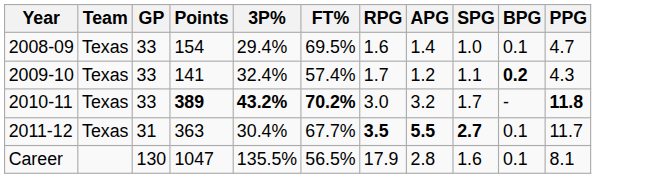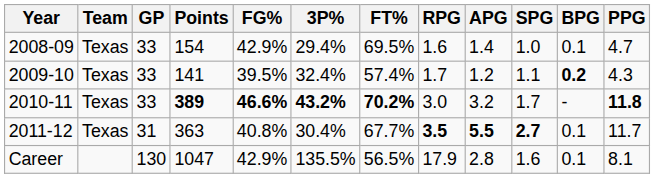+ column: (262, 18)
